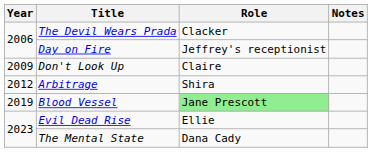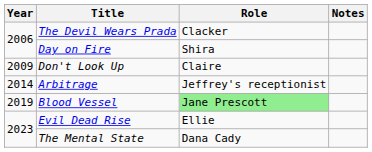(254, 49) Jeffrey's receptionist -> (198, 49) Shira
(20, 85) 2012 -> (20, 85) 2014
(198, 85) Shira -> (254, 85) Jeffrey's receptionist
